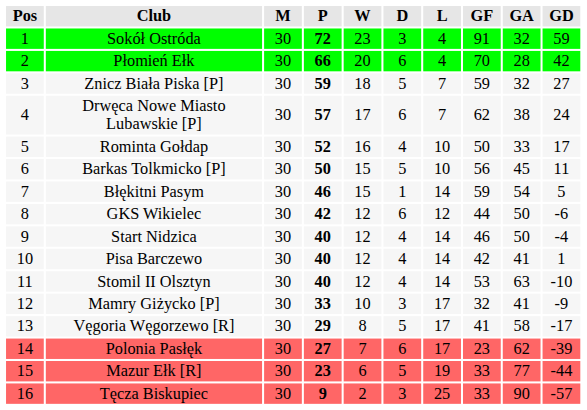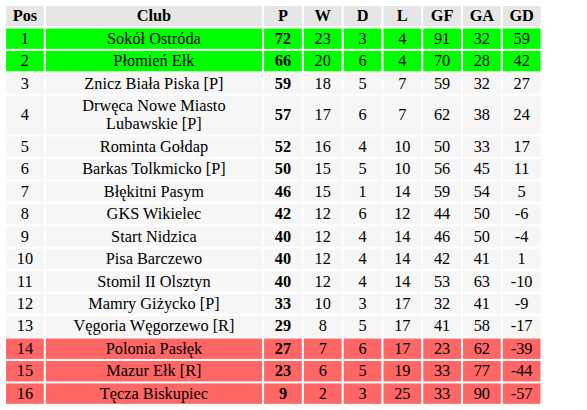- column: (283, 16)
